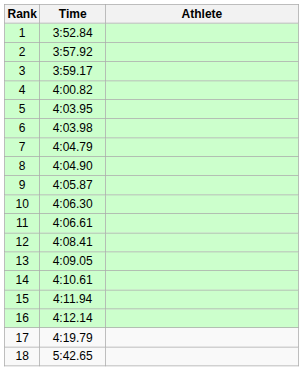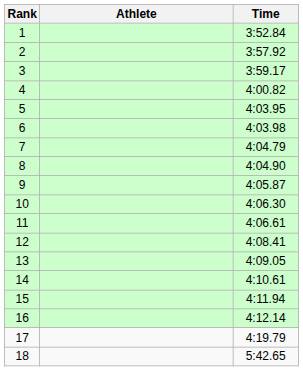columns swapped: (202, 14) <-> (73, 14)
